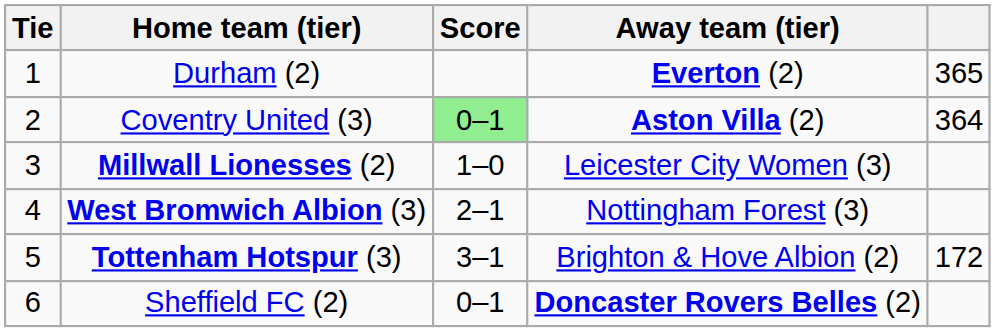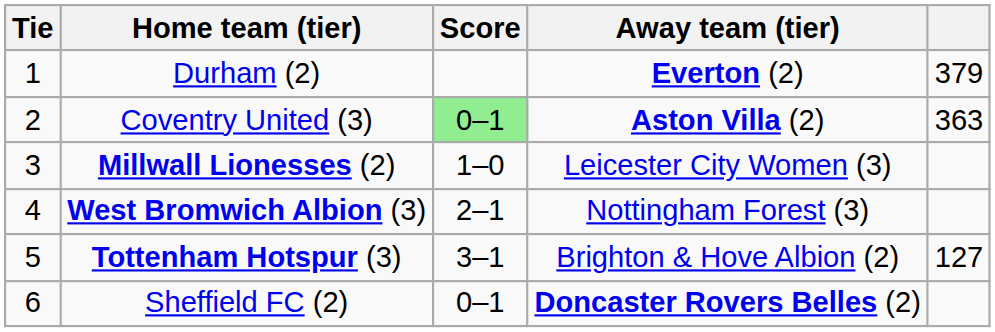(959, 73) 365 -> (959, 73) 379
(959, 119) 364 -> (959, 119) 363
(959, 257) 172 -> (959, 257) 127
